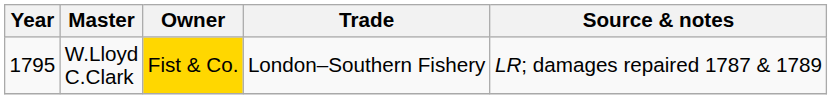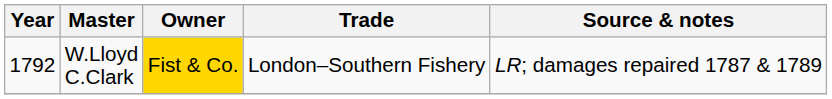(32, 65) 1795 -> (32, 65) 1792
